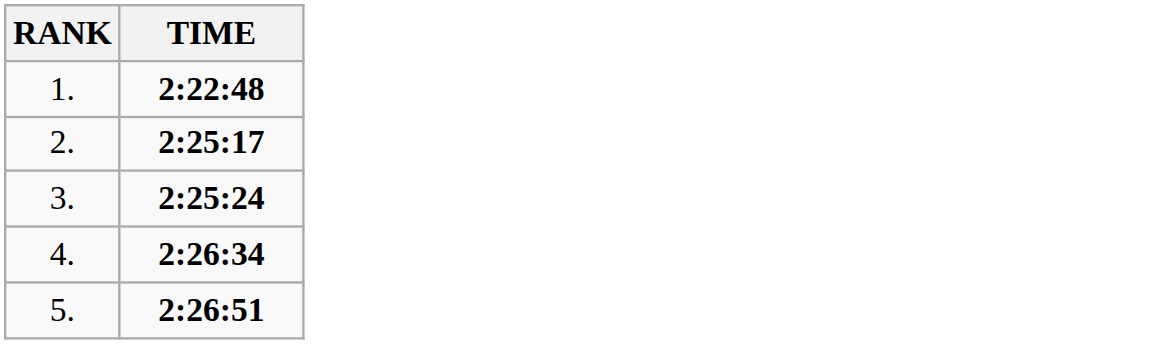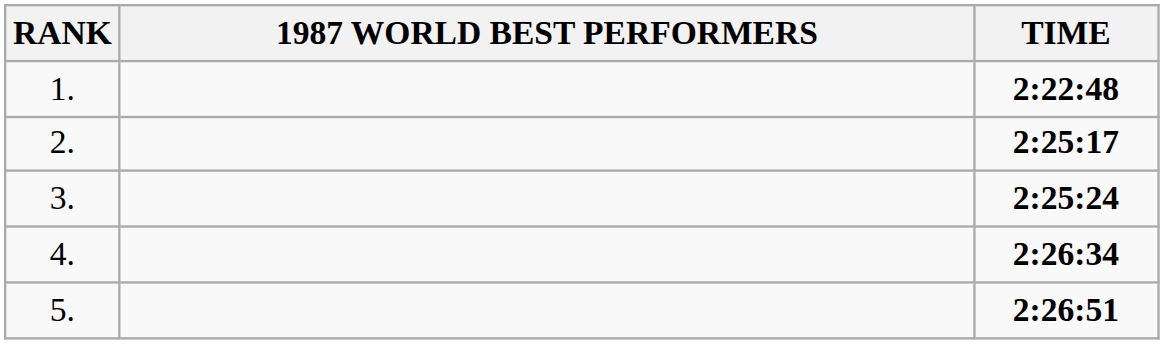+ column: (547, 32)
